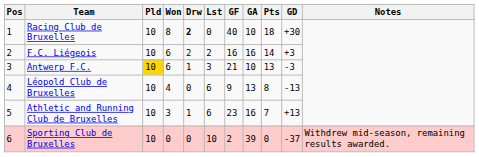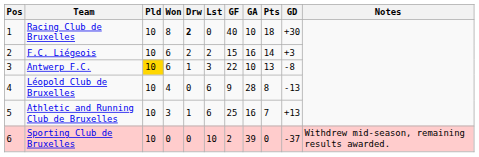(232, 52) 16 -> (232, 52) 15
(232, 67) 21 -> (232, 67) 22
(289, 67) -3 -> (289, 67) -8
(251, 87) 13 -> (251, 87) 28
(232, 113) 23 -> (232, 113) 25
